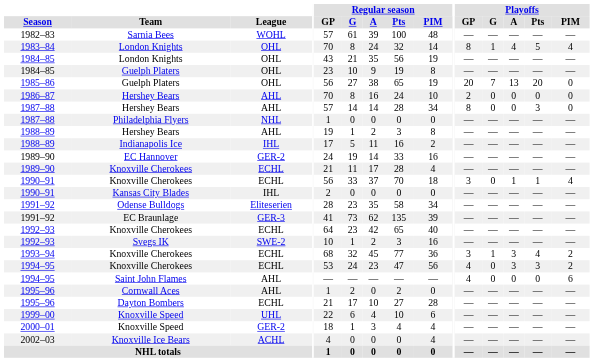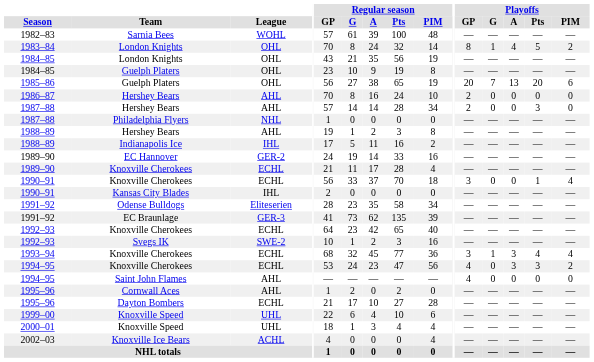(570, 46) 4 -> (570, 46) 2
(570, 83) 0 -> (570, 83) 6
(469, 107) 8 -> (469, 107) 2
(514, 181) 1 -> (514, 181) 0
(570, 254) 2 -> (570, 254) 4
(570, 278) 6 -> (570, 278) 0
(271, 327) GER-2 -> (271, 327) UHL
